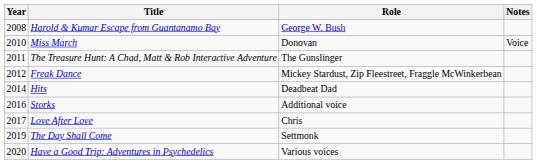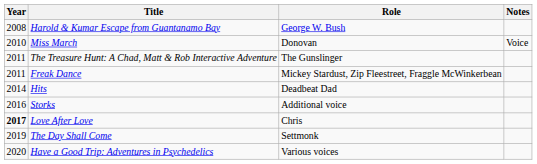(16, 74) 2012 -> (16, 74) 2011
(16, 120) normal -> (16, 120) bold
